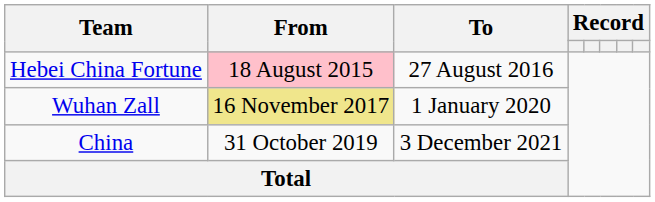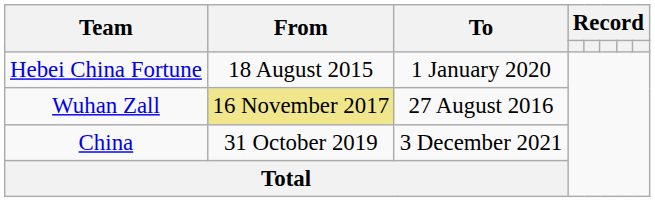(301, 69) pink background -> (301, 69) no background
(481, 69) 27 August 2016 -> (481, 69) 1 January 2020
(481, 105) 1 January 2020 -> (481, 105) 27 August 2016
